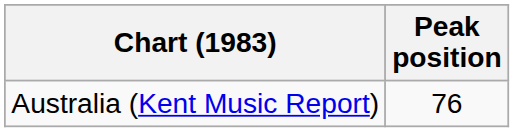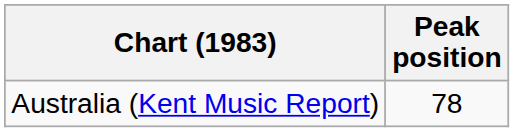(447, 103) 76 -> (447, 103) 78
